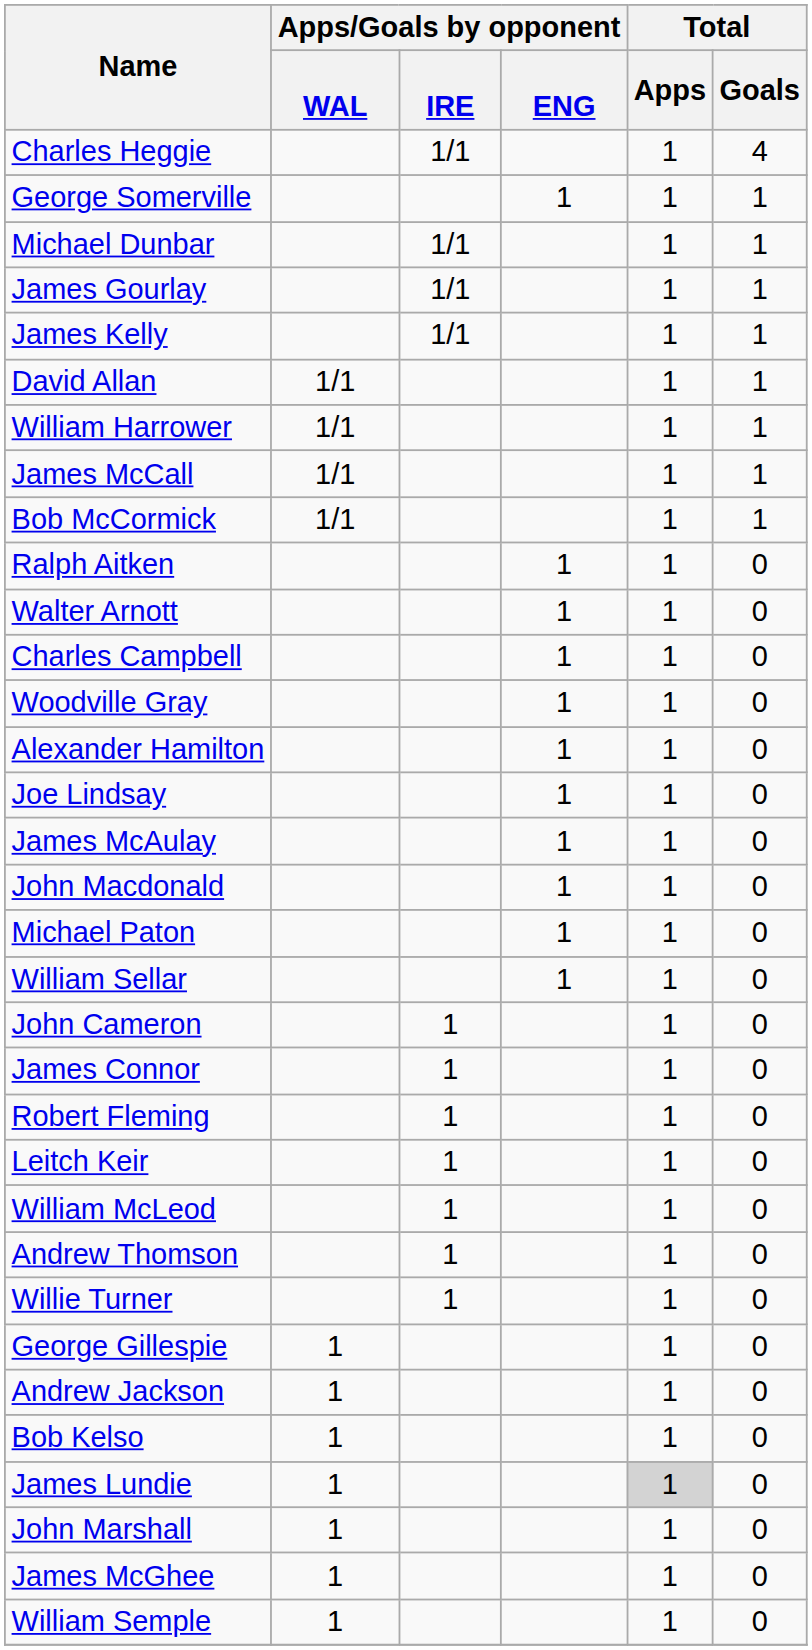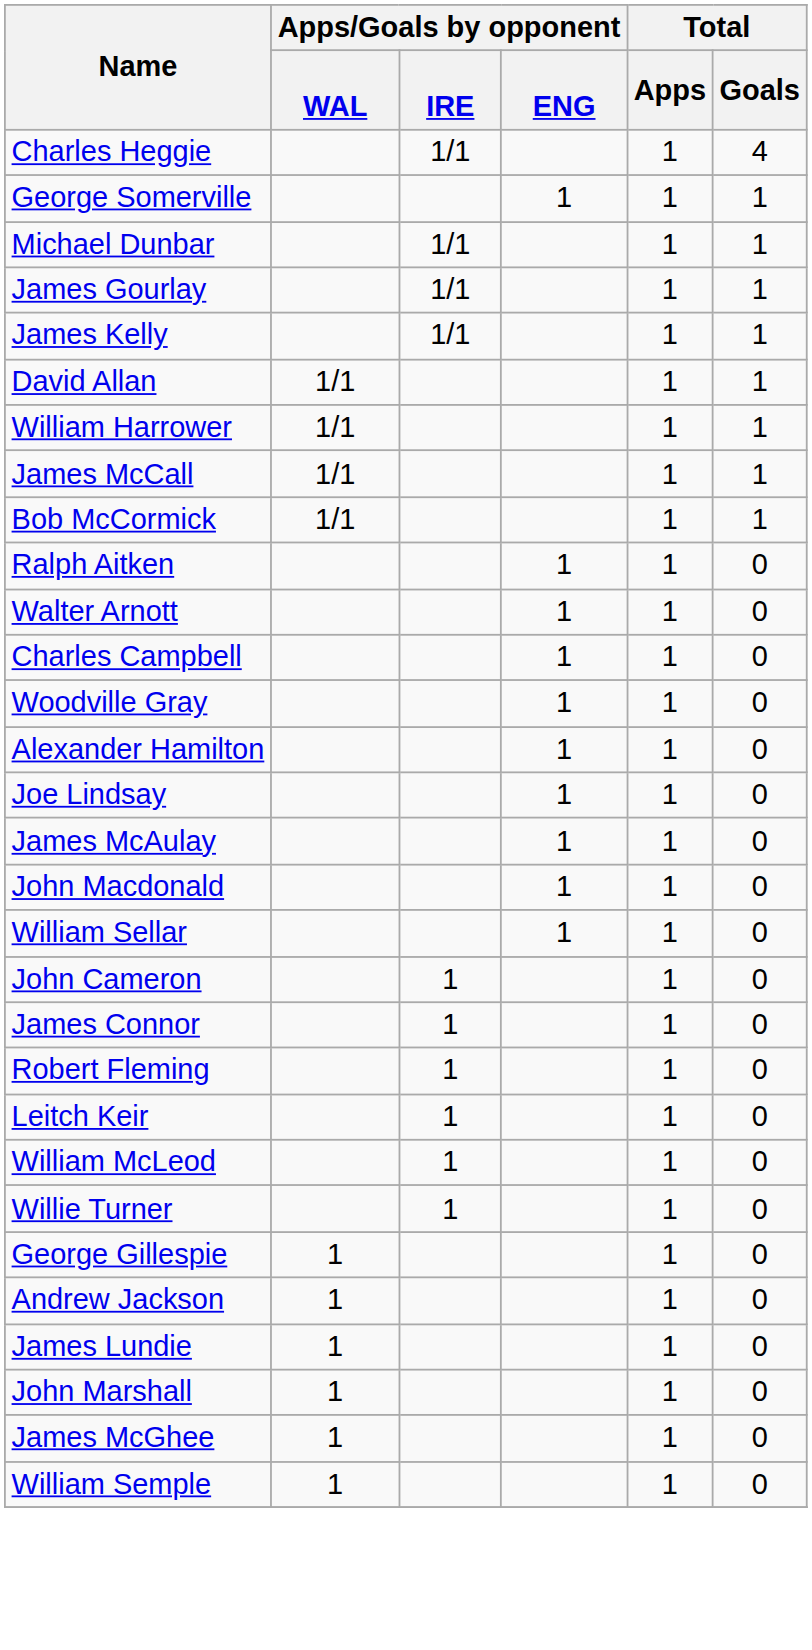- row: (103, 932)
- row: (125, 1254)
- row: (78, 1437)
(670, 1483) lightgrey background -> (670, 1346) no background
